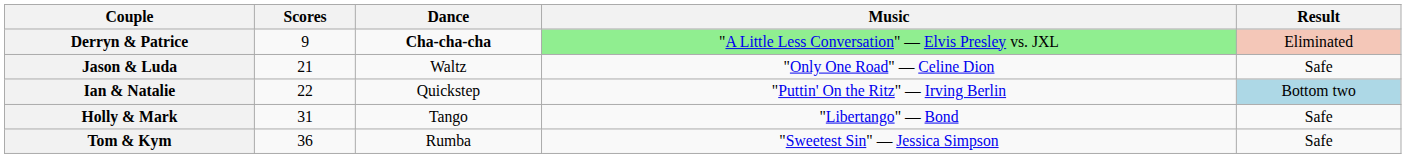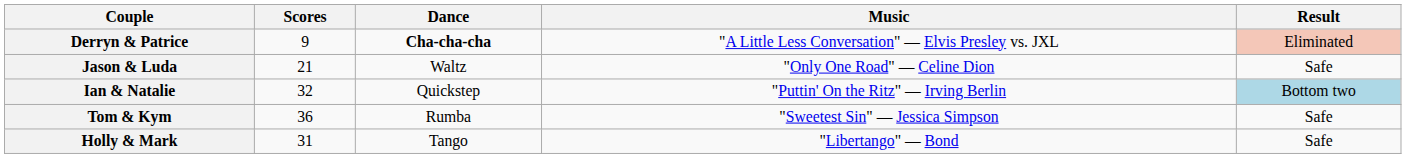(889, 41) lightgreen background -> (889, 41) no background
(305, 91) 22 -> (305, 91) 32
rows swapped: (129, 141) <-> (129, 116)
